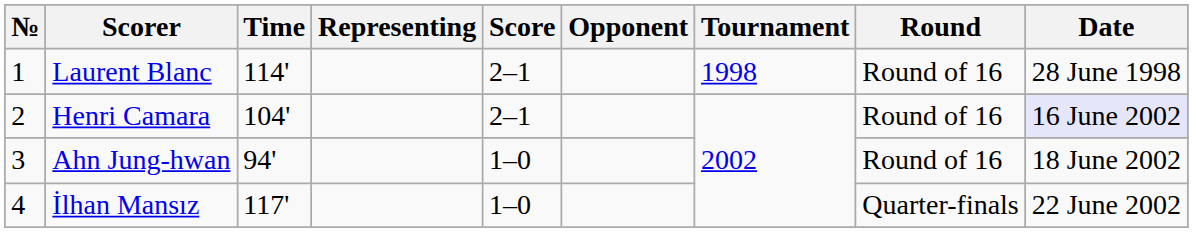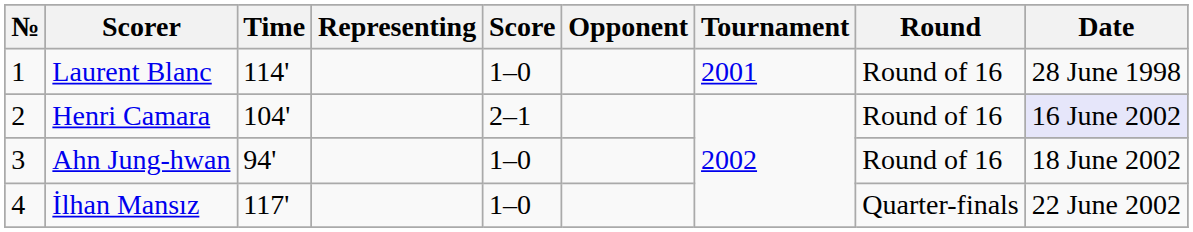(510, 71) 2–1 -> (510, 71) 1–0
(729, 71) 1998 -> (729, 71) 2001
